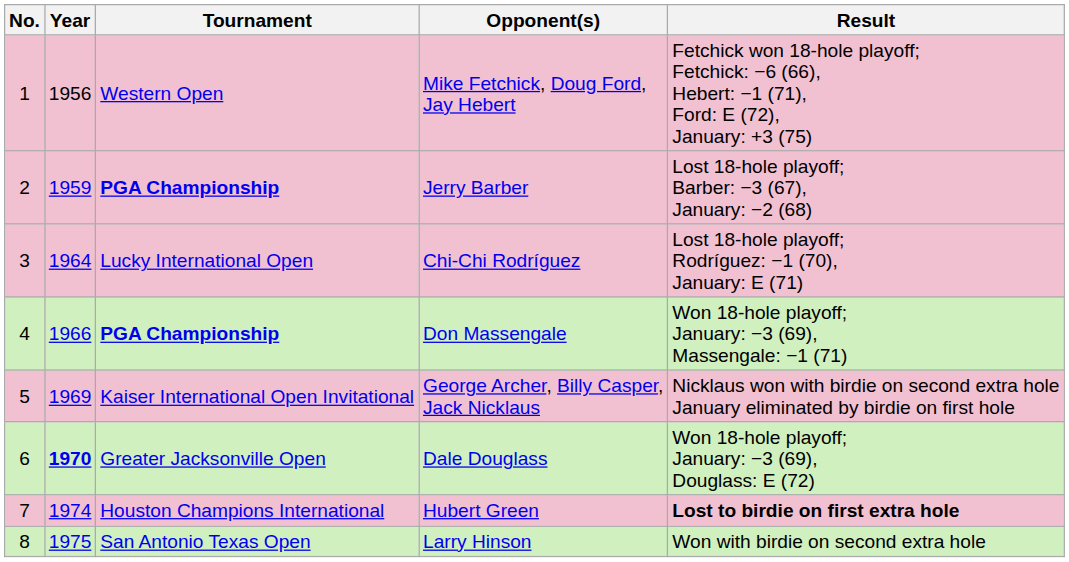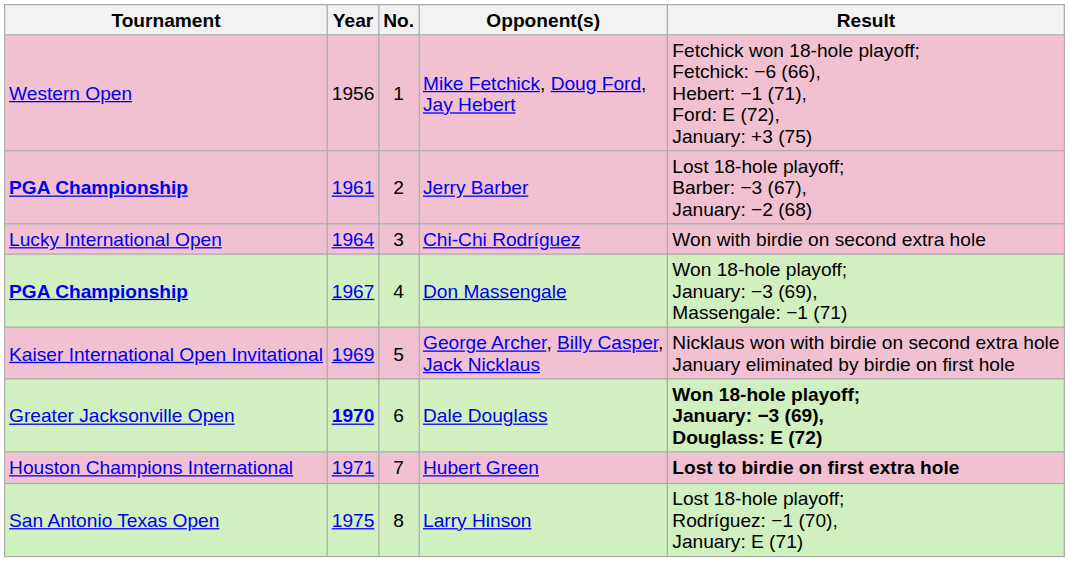columns swapped: (24, 20) <-> (257, 20)
(70, 188) 1959 -> (353, 188) 1961
(758, 261) Lost 18-hole playoff; Rodríguez: −1 (70), January: E (71) -> (829, 239) Won with birdie on second extra hole
(70, 334) 1966 -> (353, 291) 1967
(760, 459) normal -> (766, 416) bold
(70, 511) 1974 -> (353, 468) 1971
(829, 541) Won with birdie on second extra hole -> (758, 520) Lost 18-hole playoff; Rodríguez: −1 (70), January: E (71)
